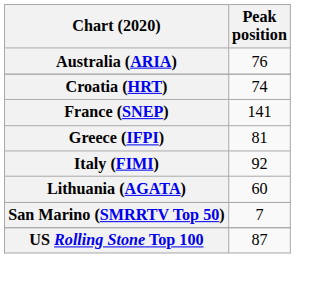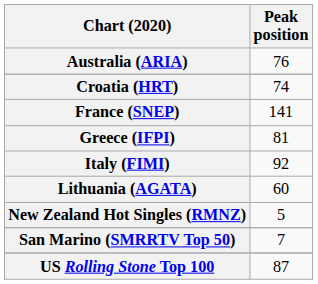+ row: (127, 214)
